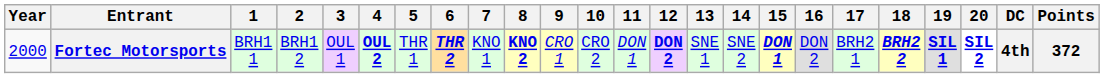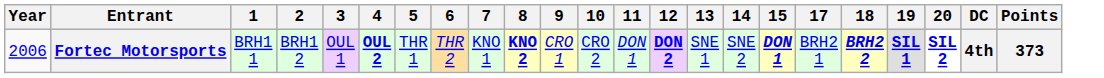- column: (814, 17)
(28, 51) 2000 -> (28, 51) 2006
(450, 51) bold -> (450, 51) normal
(1066, 51) 372 -> (1030, 51) 373
